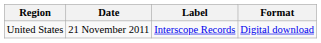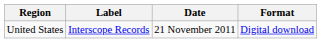columns swapped: (109, 12) <-> (195, 12)
